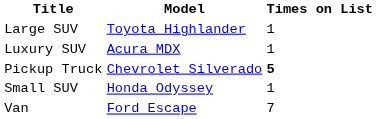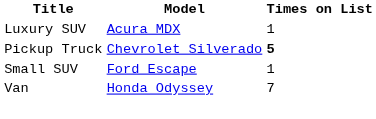- row: (41, 29)
(160, 89) Honda Odyssey -> (152, 69) Ford Escape
(152, 109) Ford Escape -> (160, 89) Honda Odyssey
